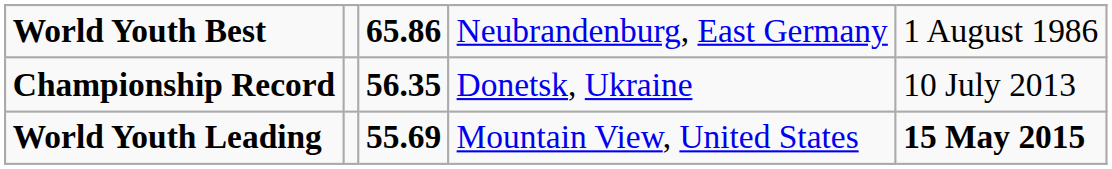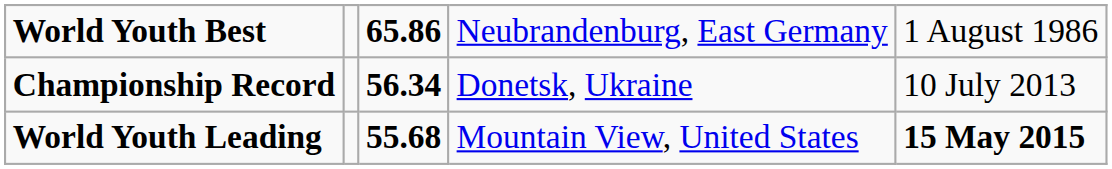(404, 84) 56.35 -> (404, 84) 56.34
(404, 137) 55.69 -> (404, 137) 55.68
